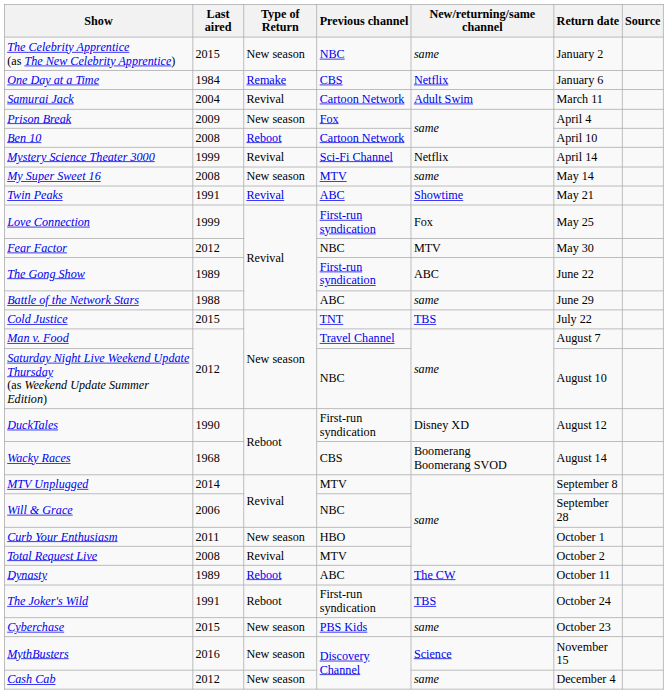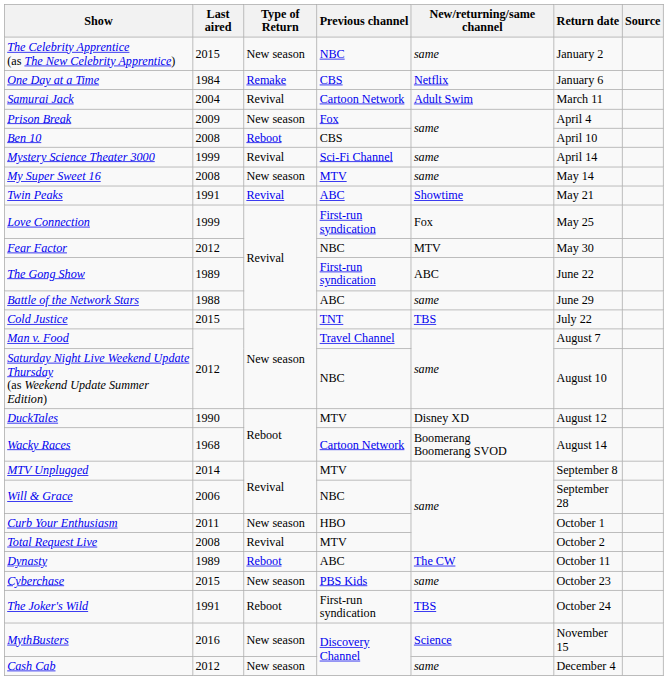(362, 137) Cartoon Network -> (331, 137) CBS
(431, 157) Netflix -> (426, 157) same
(348, 425) First-run syndication -> (333, 418) MTV
(331, 458) CBS -> (362, 444) Cartoon Network
rows swapped: (36, 627) <-> (48, 601)
